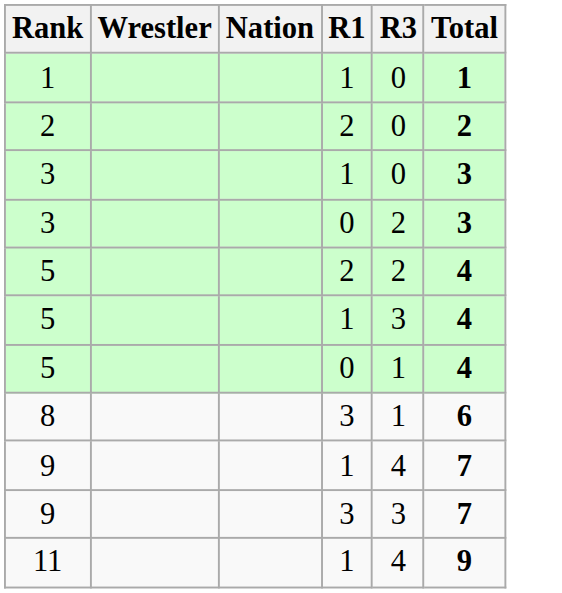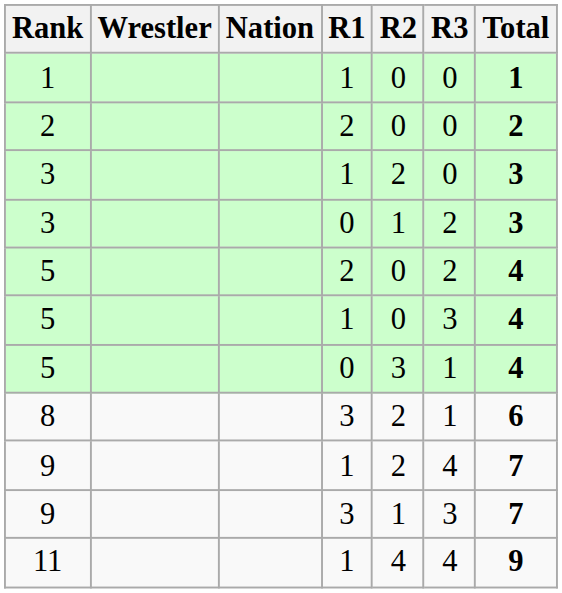+ column: (398, 28)
